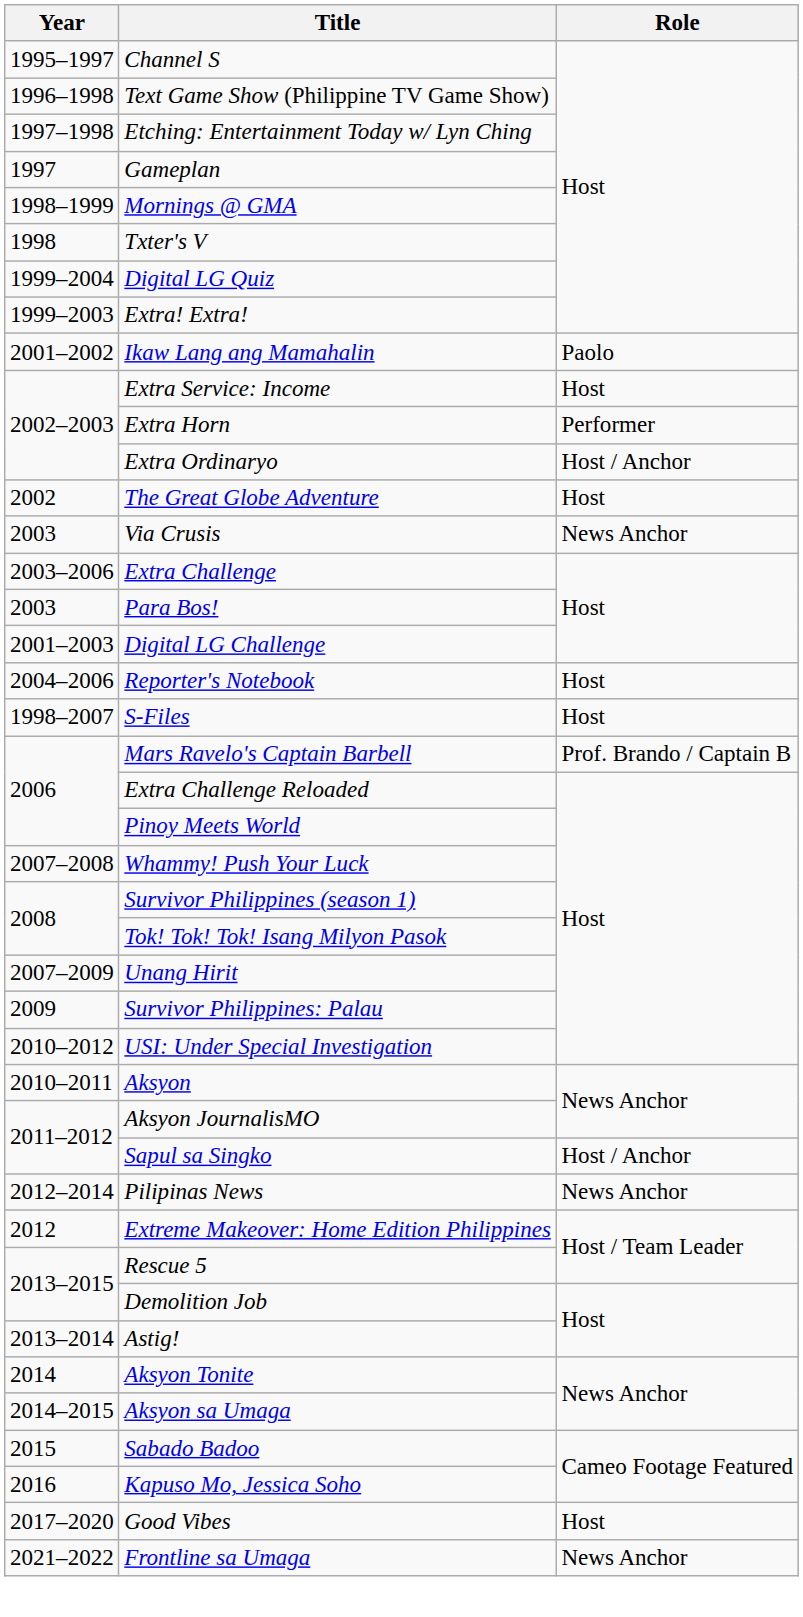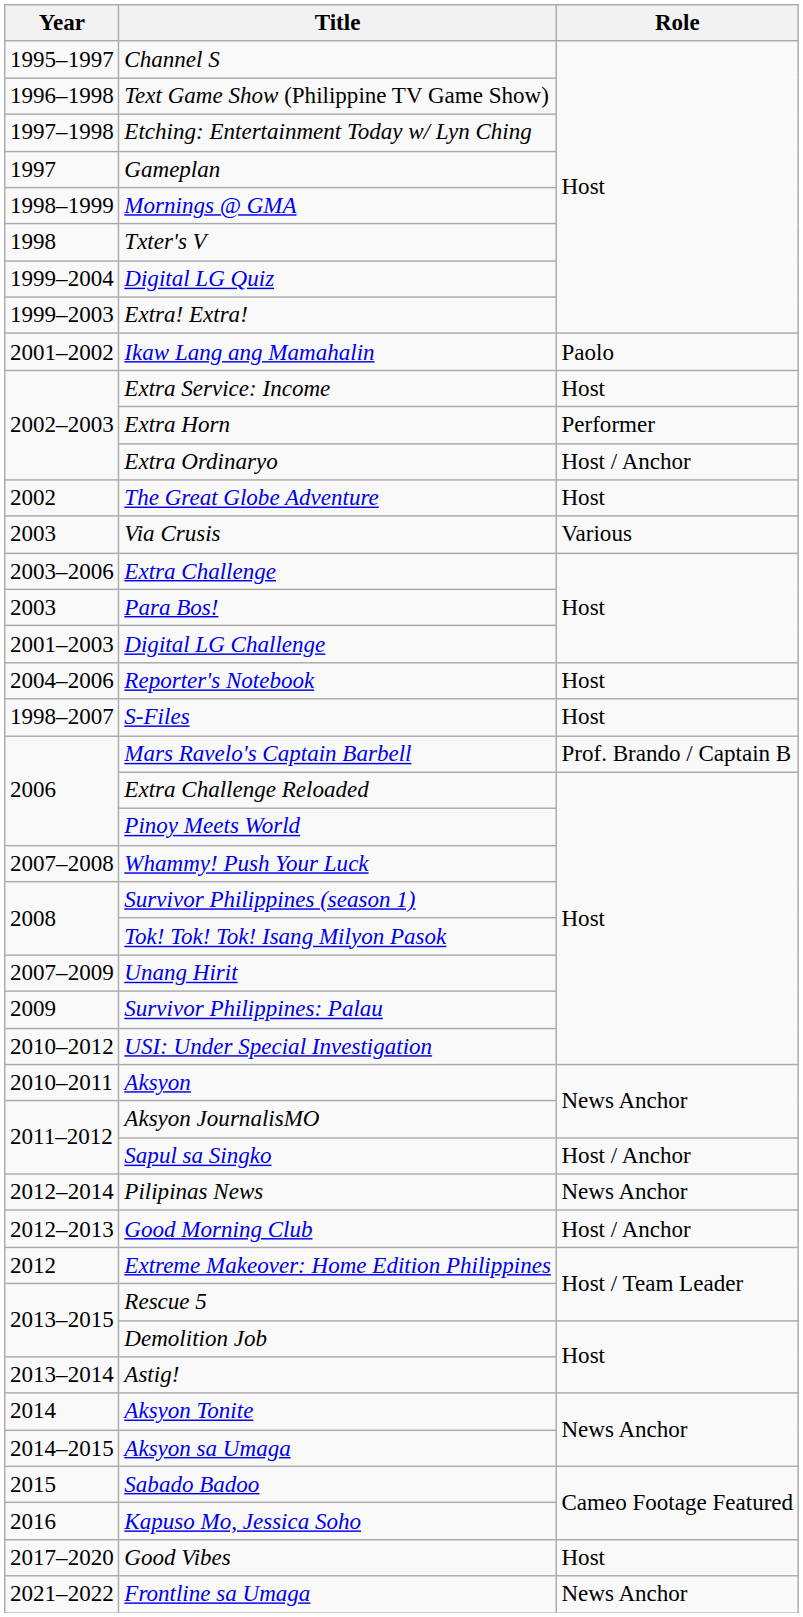(625, 534) News Anchor -> (597, 534) Various
+ row: (218, 1228)
